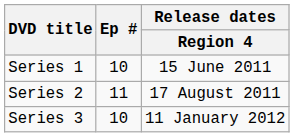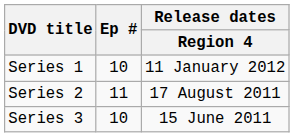(215, 68) 15 June 2011 -> (215, 68) 11 January 2012
(215, 119) 11 January 2012 -> (215, 119) 15 June 2011
